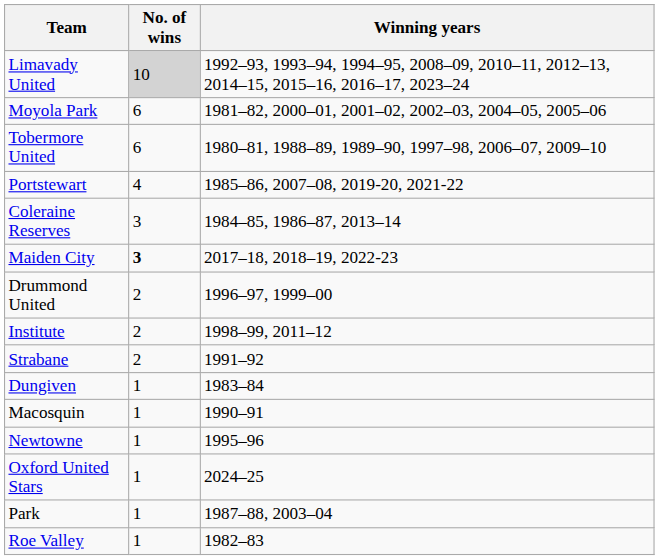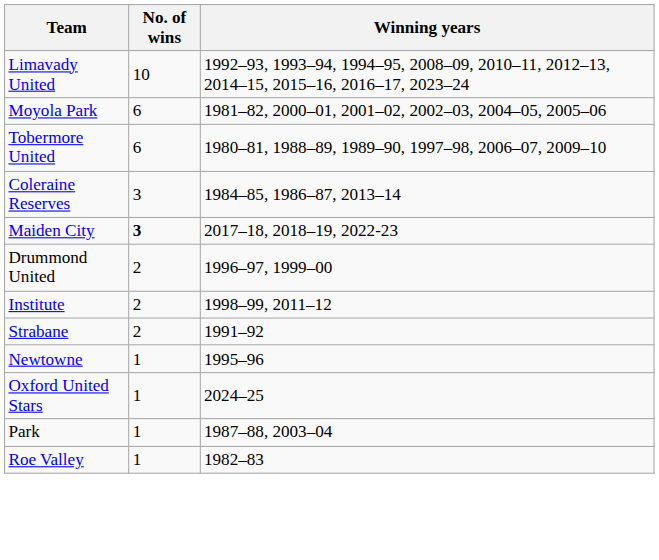(141, 74) lightgrey background -> (141, 74) no background
- row: (47, 184)
- row: (42, 385)
- row: (47, 413)
